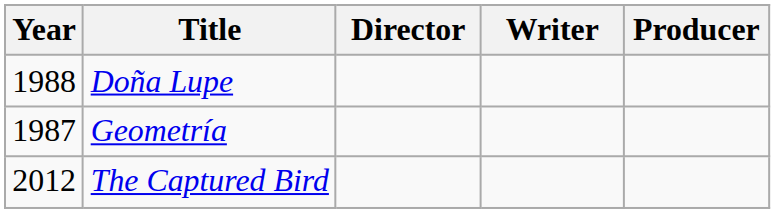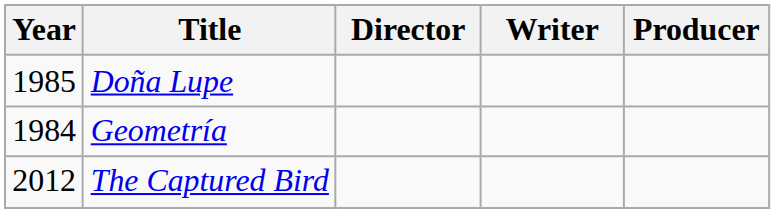(44, 80) 1988 -> (44, 80) 1985
(44, 130) 1987 -> (44, 130) 1984
